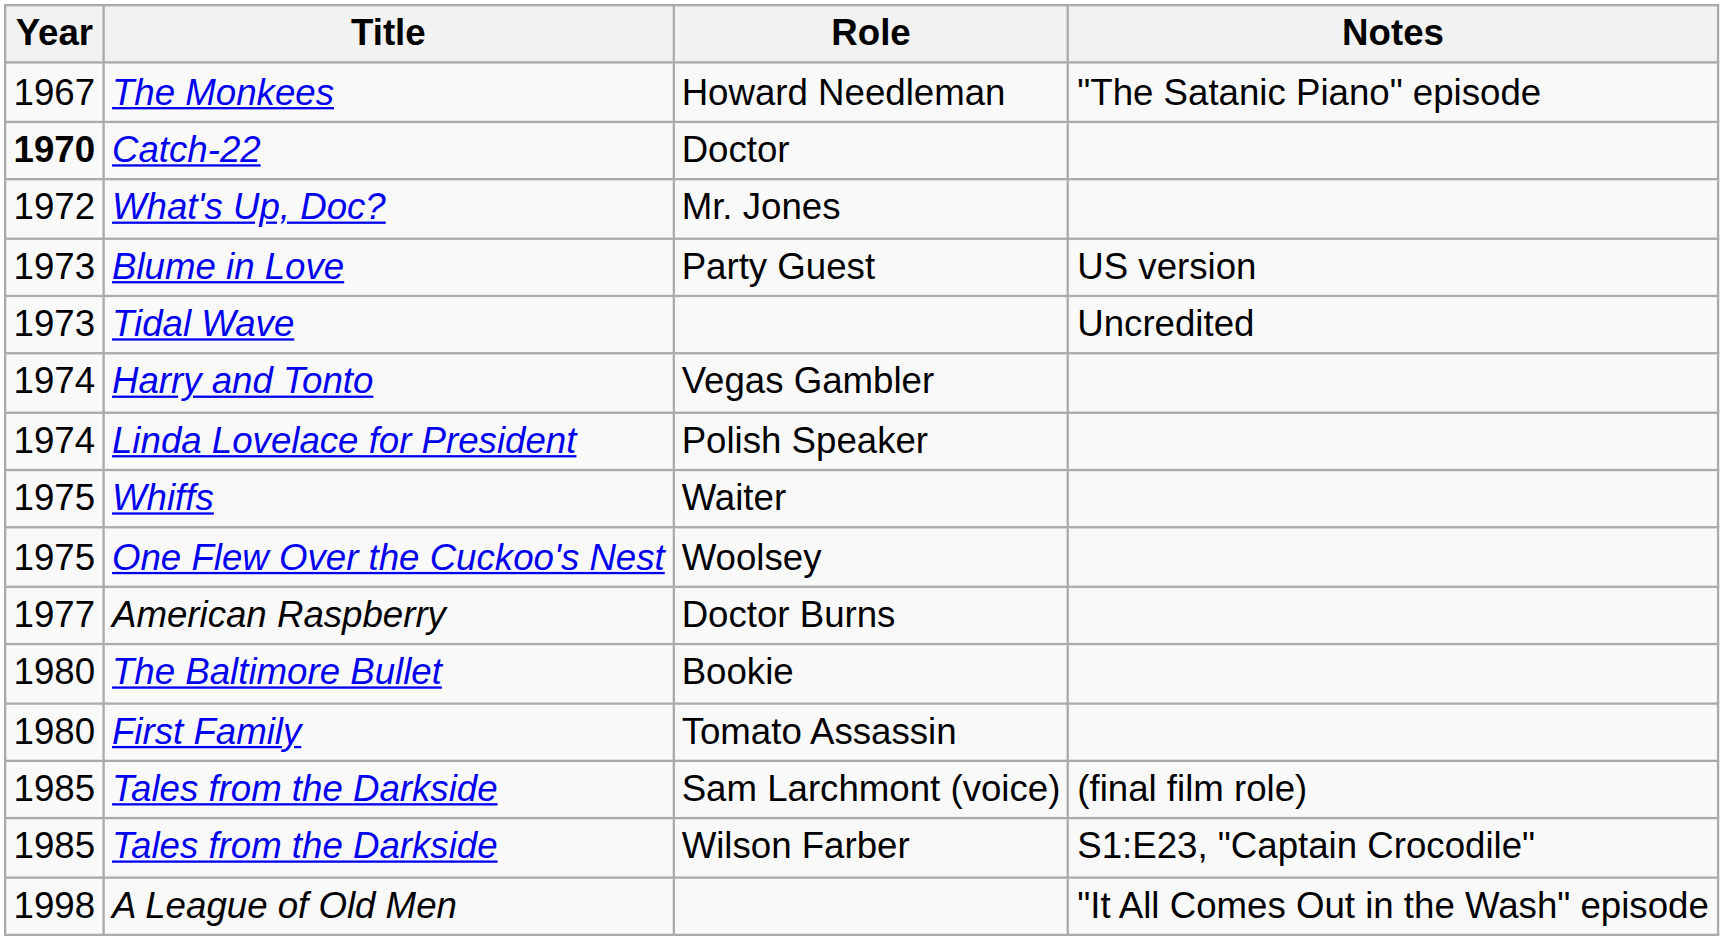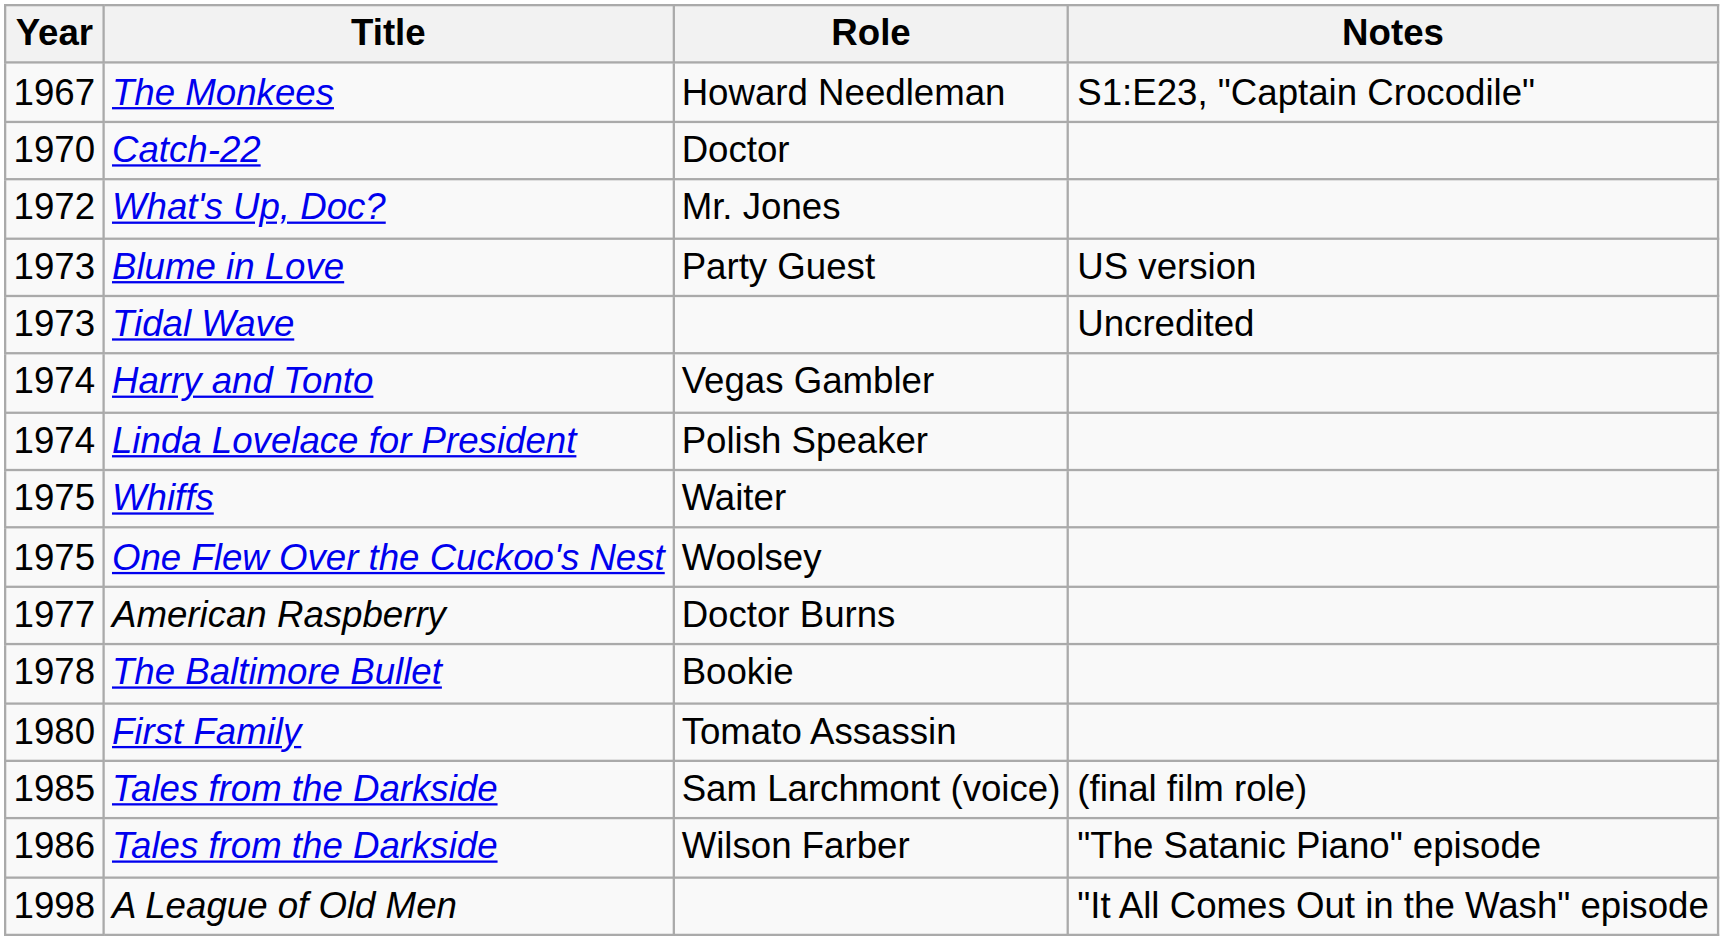(1309, 91) "The Satanic Piano" episode -> (1306, 91) S1:E23, "Captain Crocodile"
(54, 149) bold -> (54, 149) normal
(54, 672) 1980 -> (54, 672) 1978
(54, 847) 1985 -> (54, 847) 1986
(1306, 847) S1:E23, "Captain Crocodile" -> (1309, 847) "The Satanic Piano" episode
